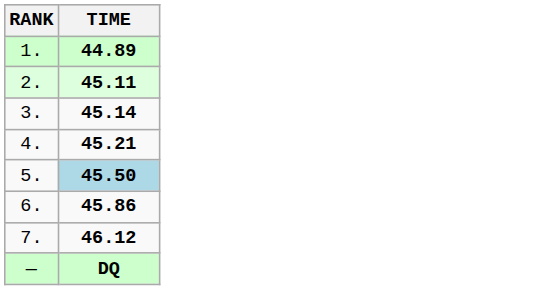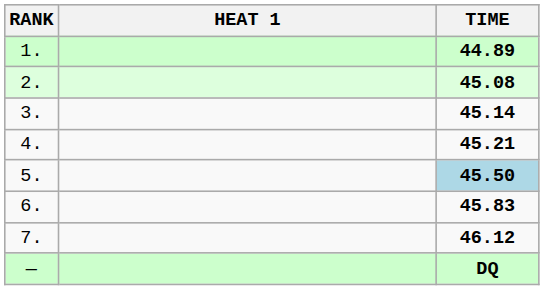+ column: (247, 20)
(109, 82) 45.11 -> (487, 82) 45.08
(109, 206) 45.86 -> (487, 206) 45.83
